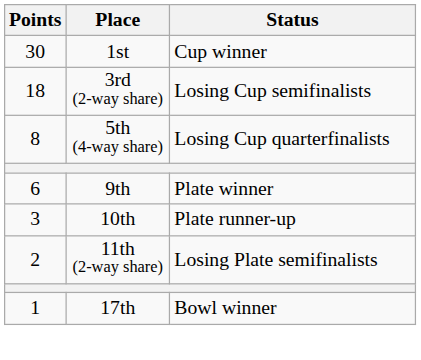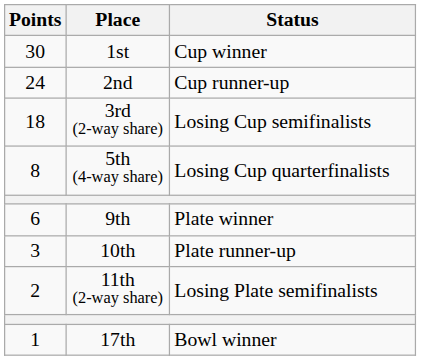+ row: (118, 82)
